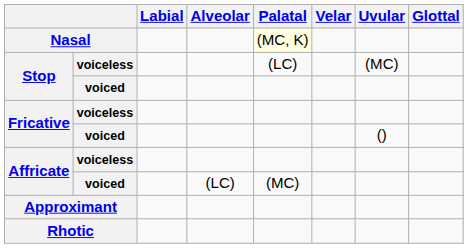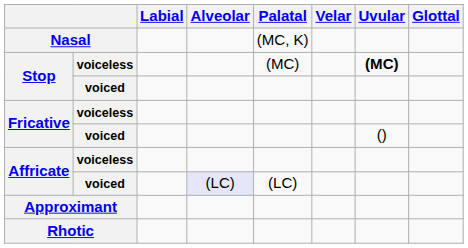(283, 40) lightyellow background -> (283, 40) no background
(283, 64) (LC) -> (283, 64) (MC)
(382, 64) normal -> (382, 64) bold
(220, 183) no background -> (220, 183) lavender background
(283, 183) (MC) -> (283, 183) (LC)
